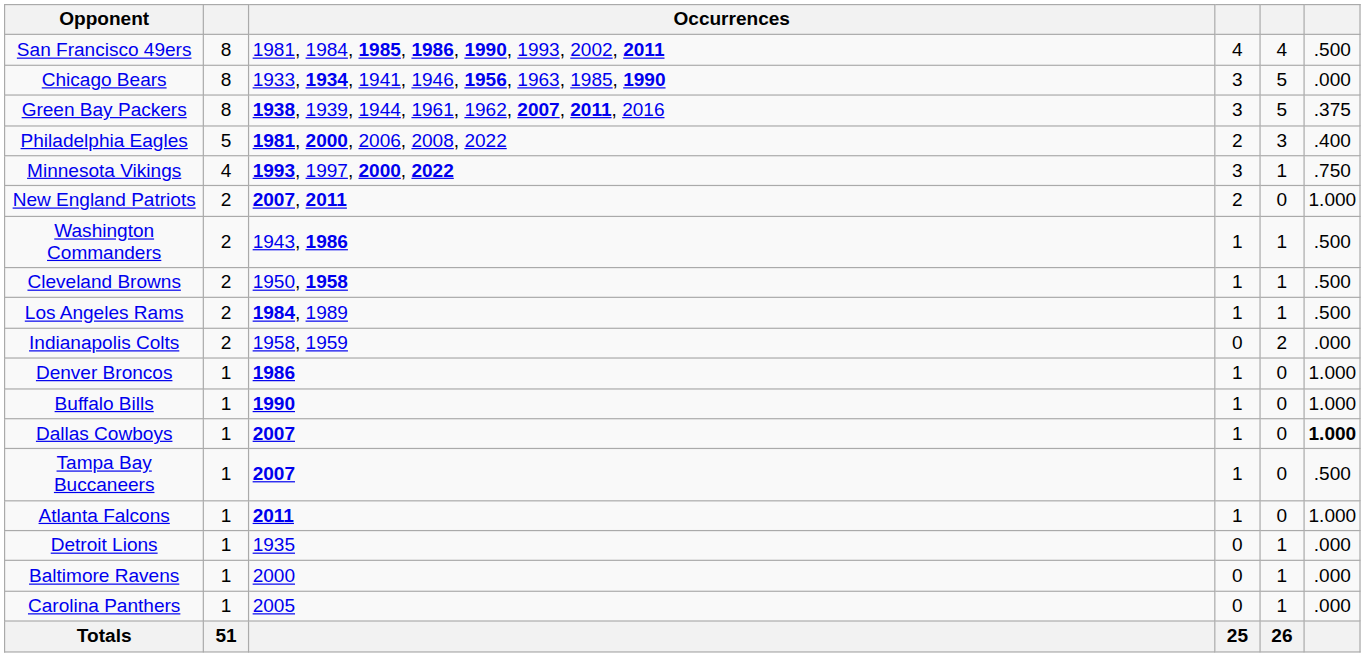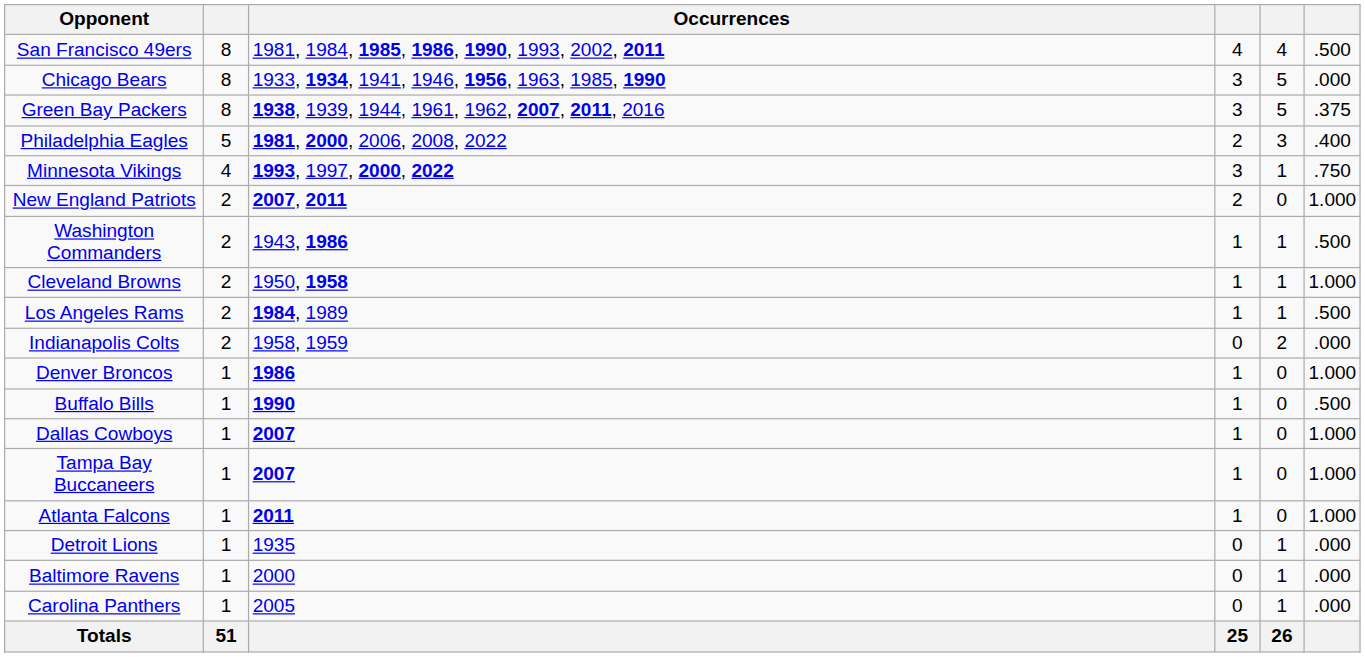(1332, 282) .500 -> (1332, 282) 1.000
(1332, 403) 1.000 -> (1332, 403) .500
(1332, 433) bold -> (1332, 433) normal
(1332, 474) .500 -> (1332, 474) 1.000
